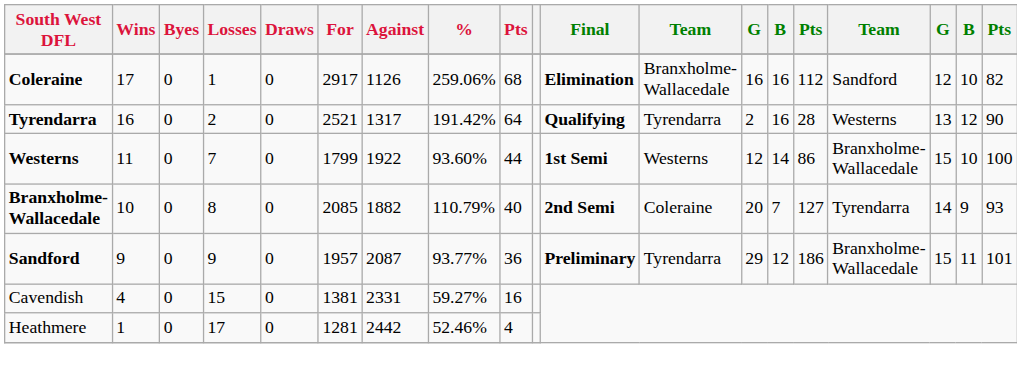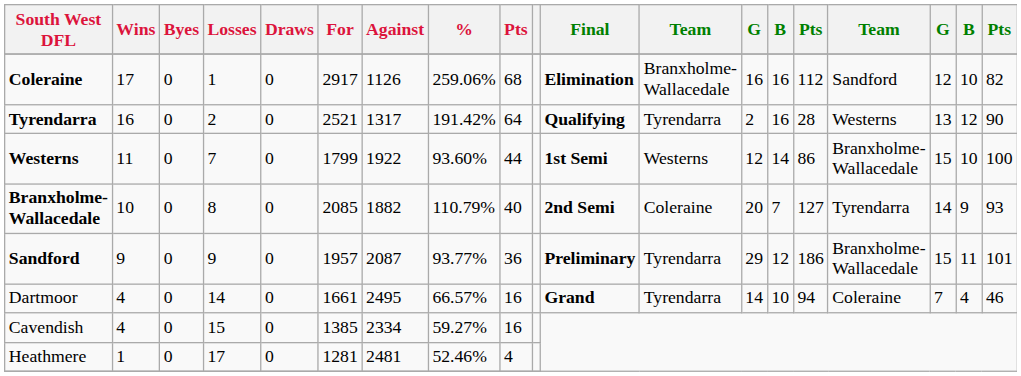+ row: (43, 297)
(340, 297) 1381 -> (340, 326) 1385
(384, 297) 2331 -> (384, 326) 2334
(384, 326) 2442 -> (384, 356) 2481
